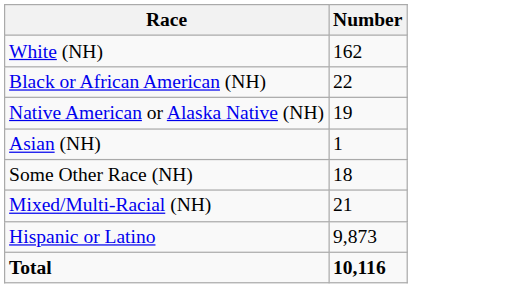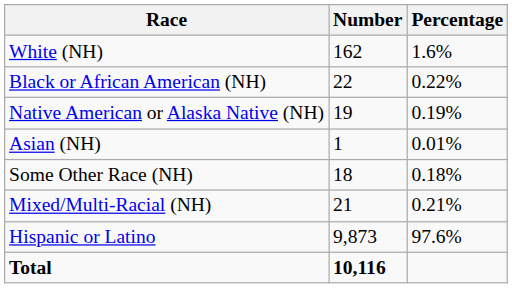+ column: (457, 19)
